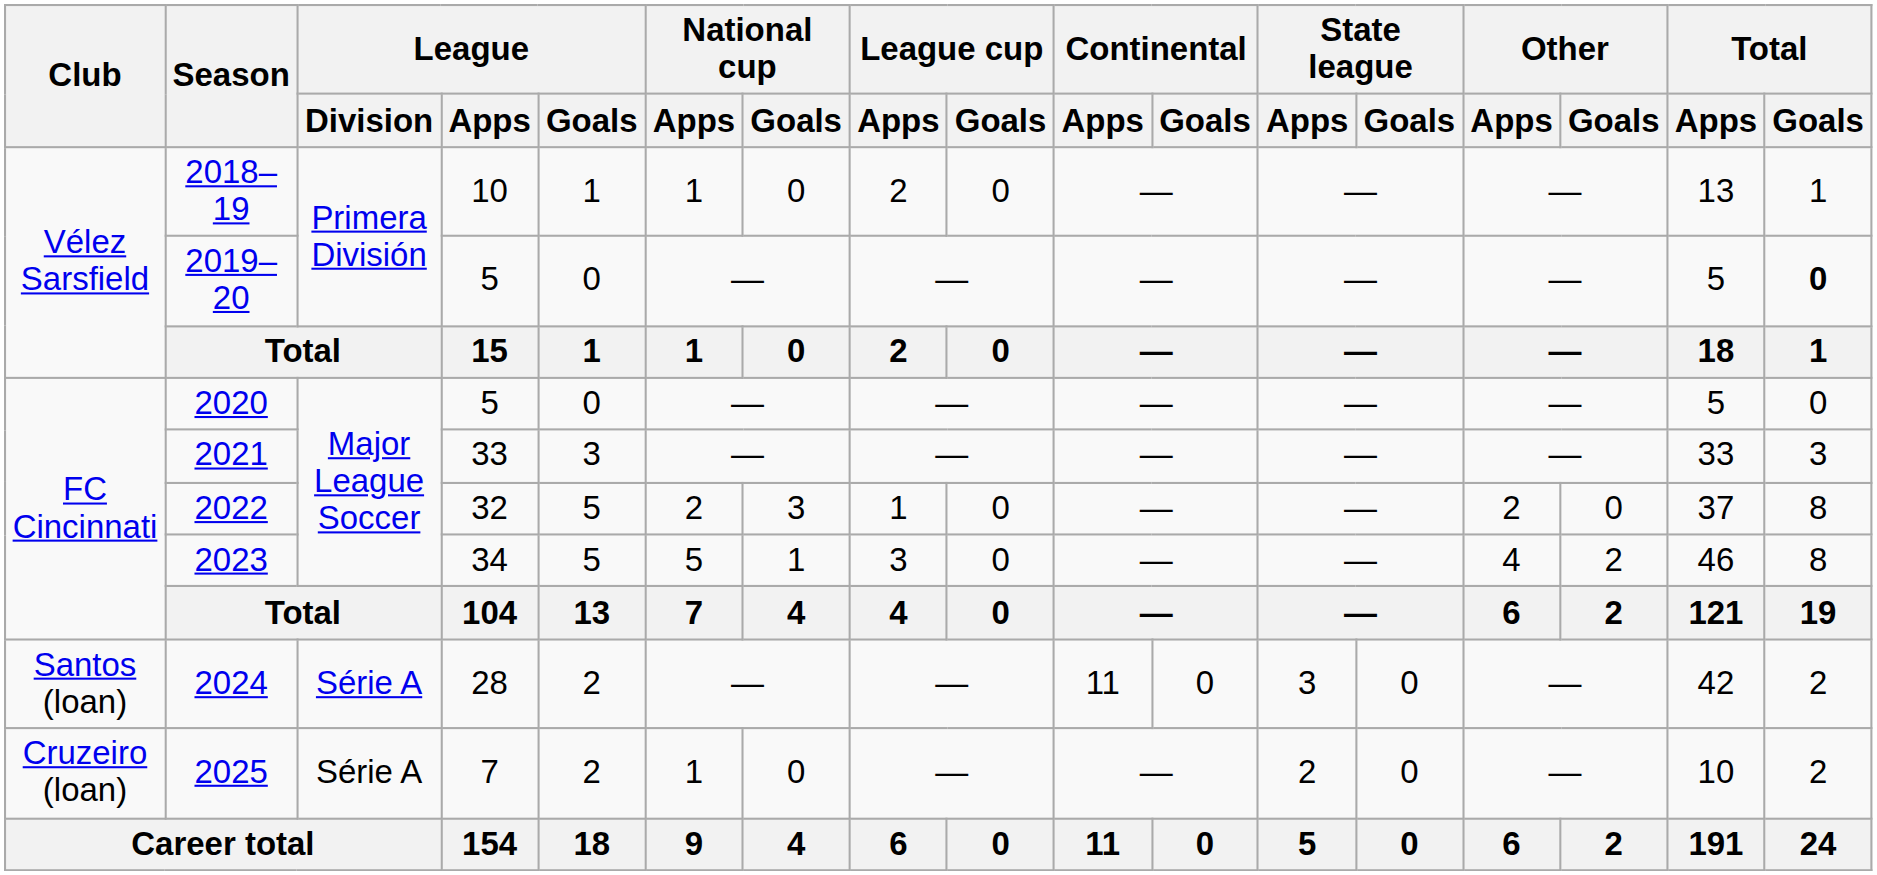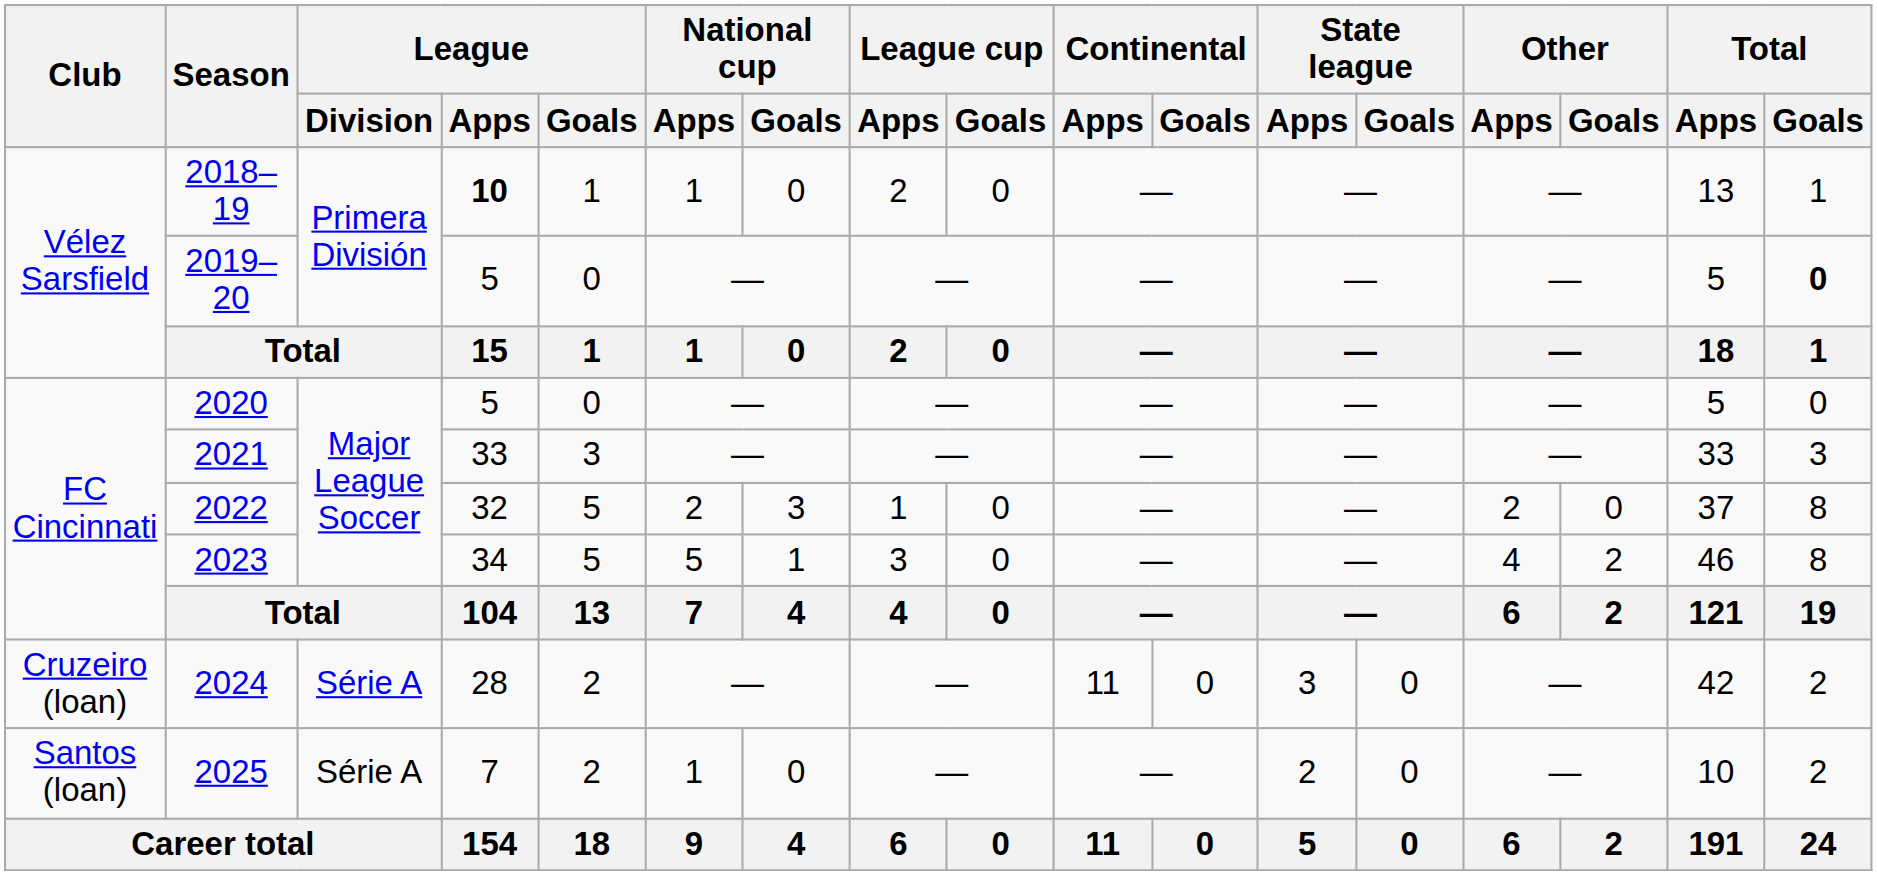(490, 190) normal -> (490, 190) bold
(85, 683) Santos (loan) -> (85, 683) Cruzeiro (loan)
(85, 772) Cruzeiro (loan) -> (85, 772) Santos (loan)
